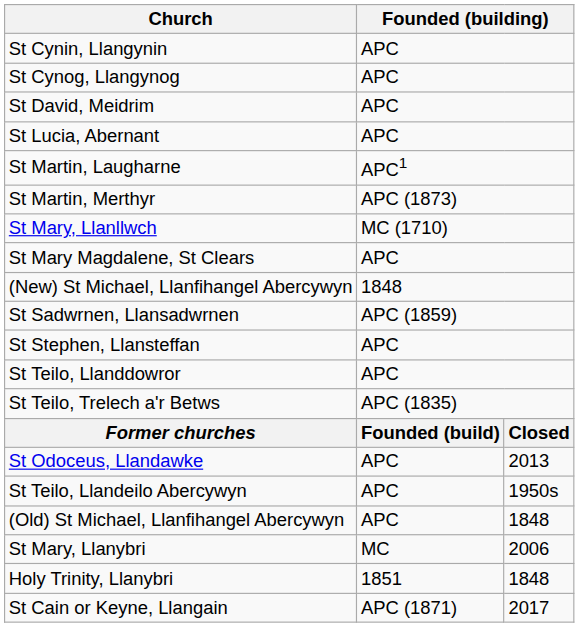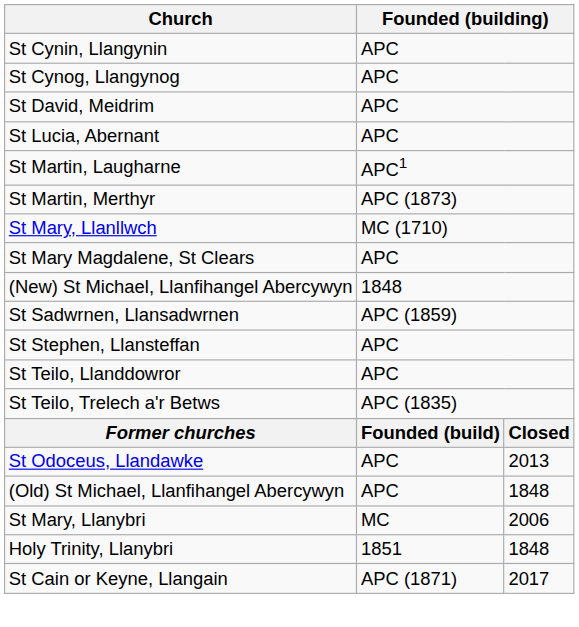- row: (128, 490)
